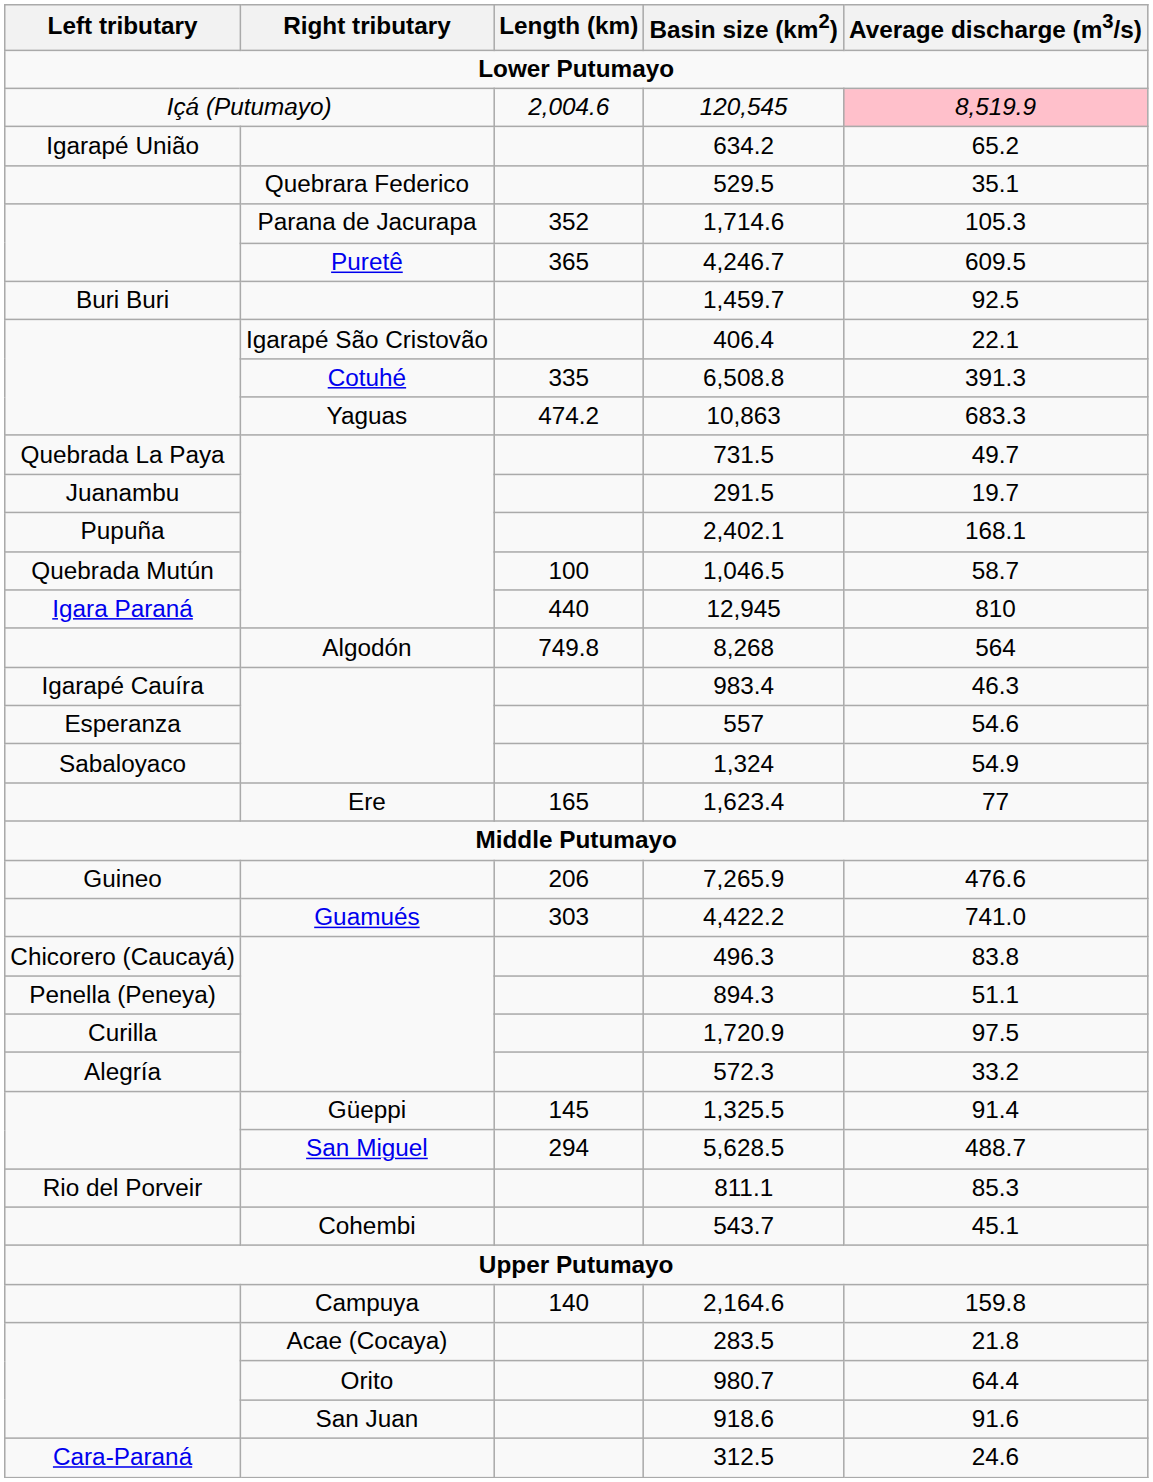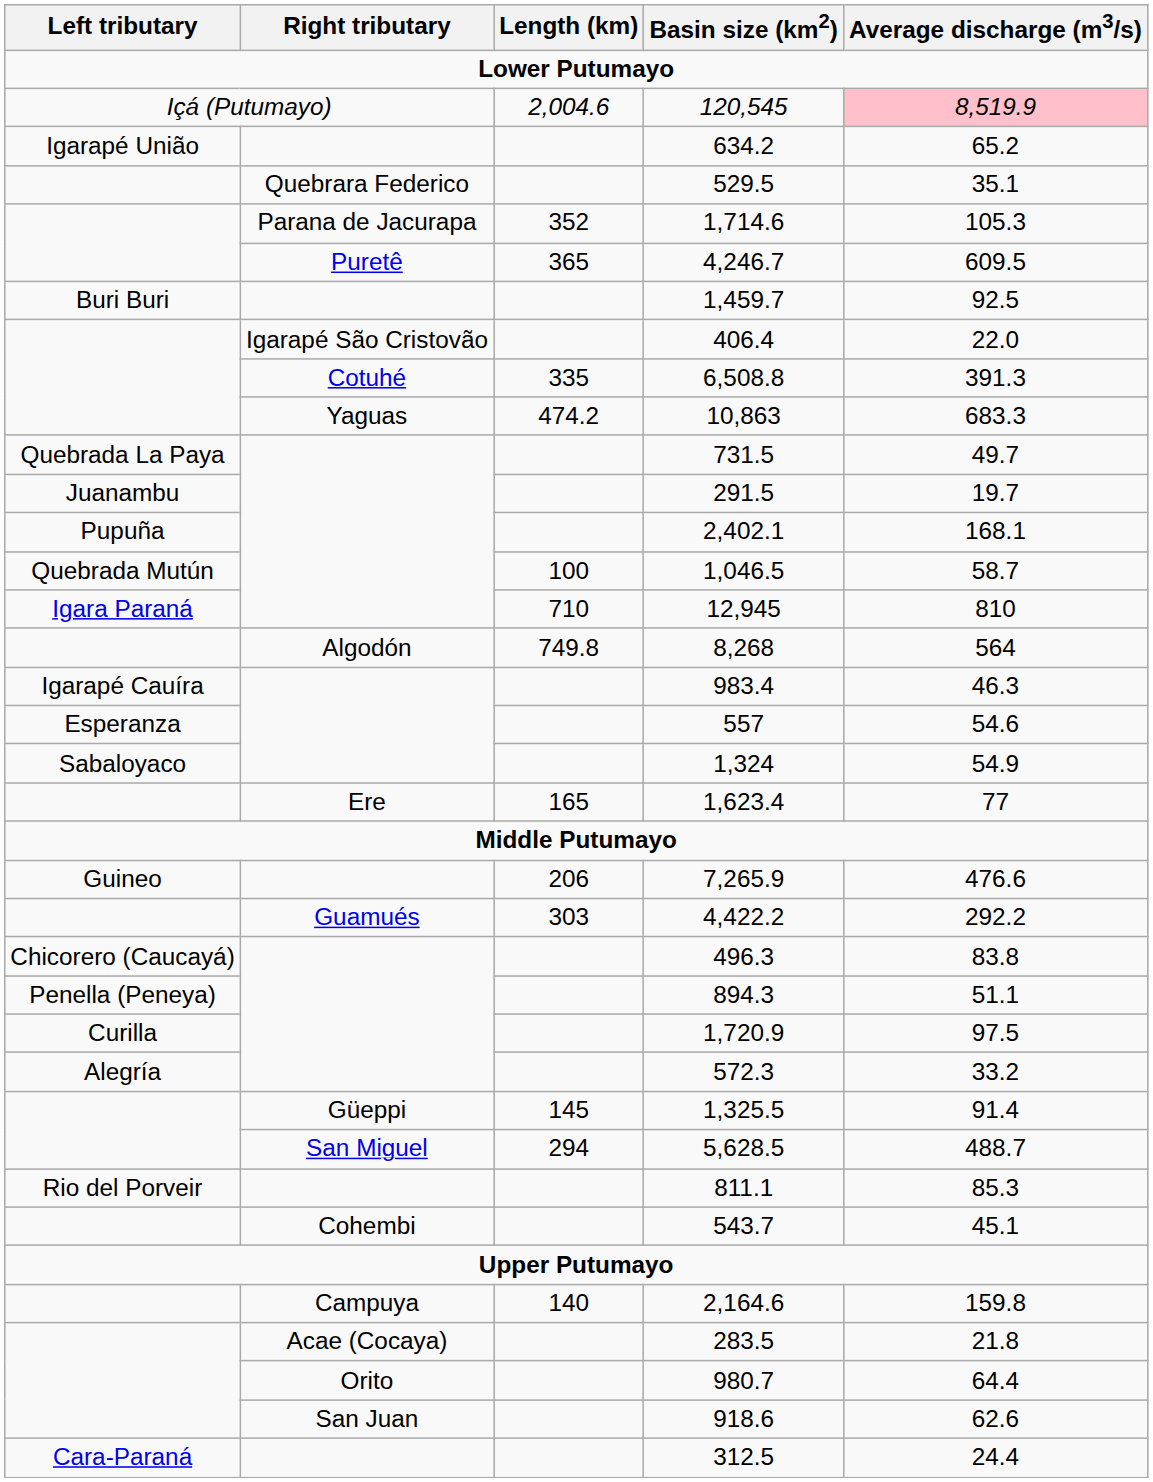(995, 338) 22.1 -> (995, 338) 22.0
(569, 608) 440 -> (569, 608) 710
(995, 917) 741.0 -> (995, 917) 292.2
(995, 1418) 91.6 -> (995, 1418) 62.6
(995, 1457) 24.6 -> (995, 1457) 24.4
